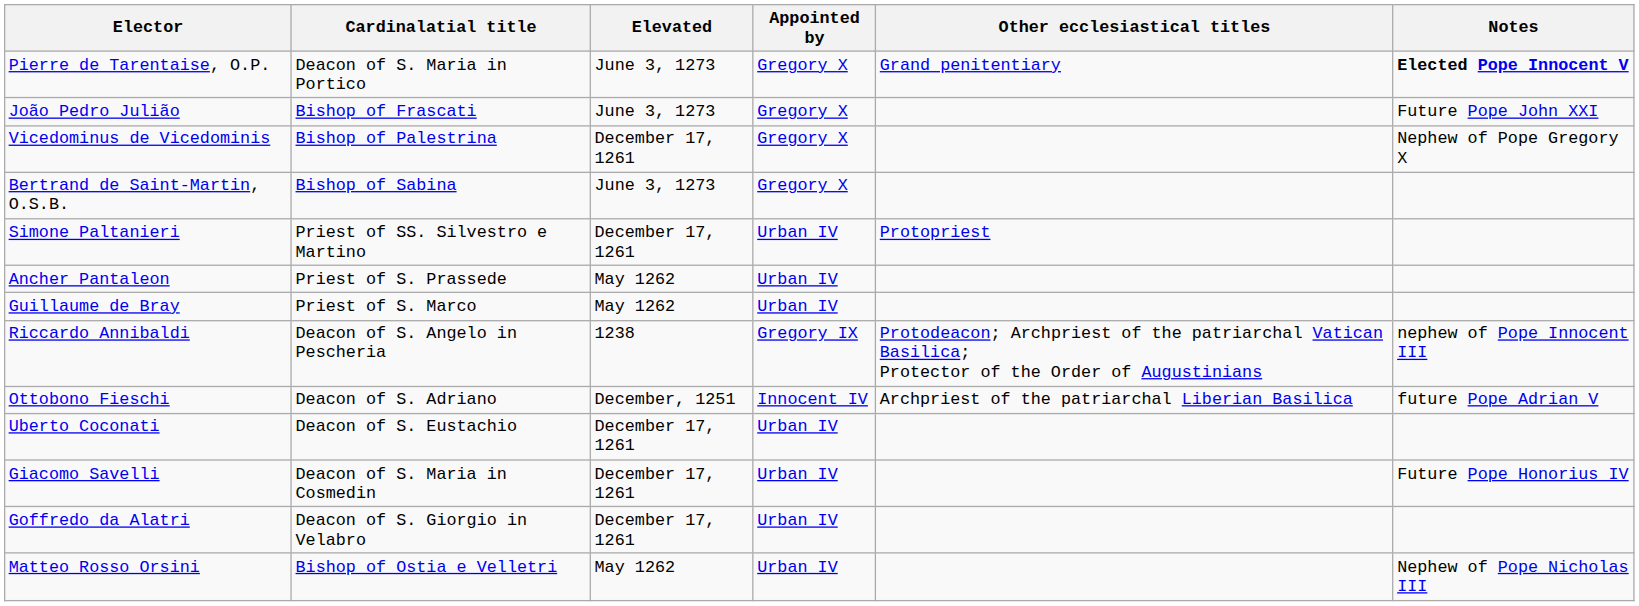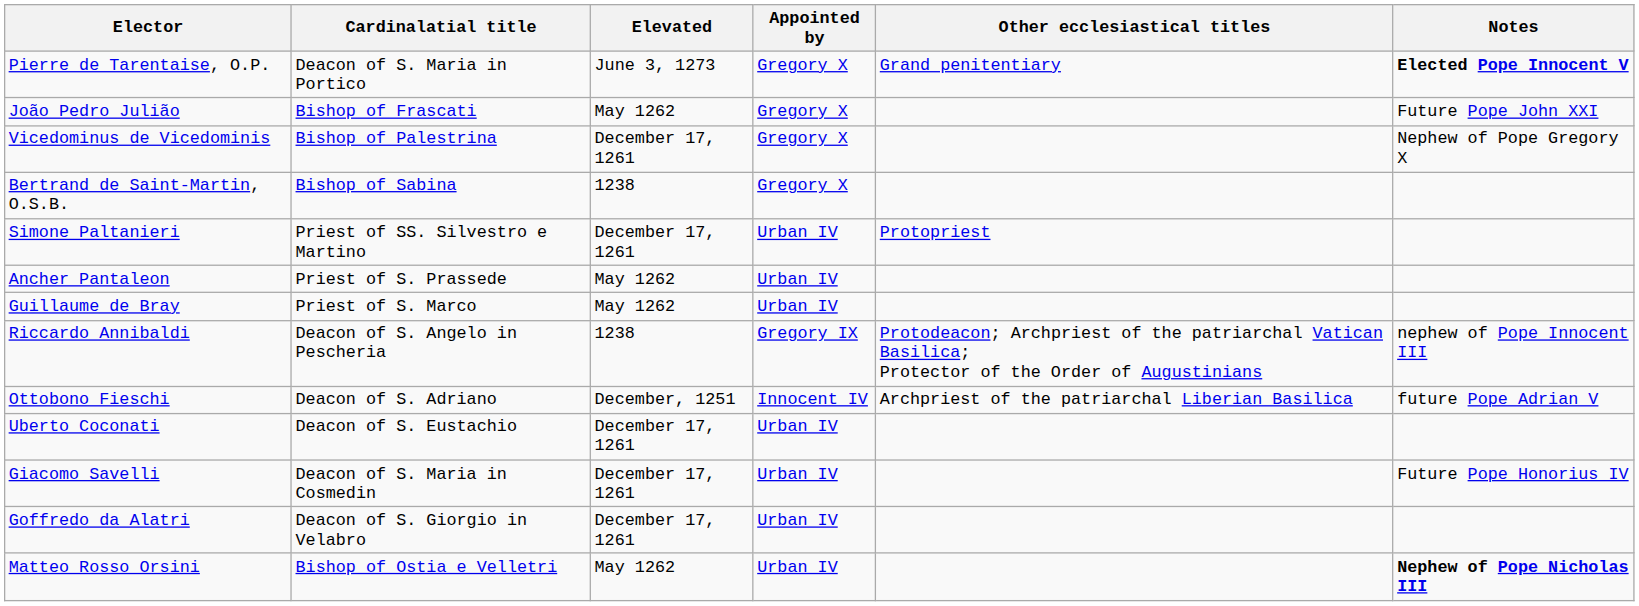(655, 112) June 3, 1273 -> (635, 112) May 1262
(655, 186) June 3, 1273 -> (615, 186) 1238
(1513, 577) normal -> (1513, 577) bold
